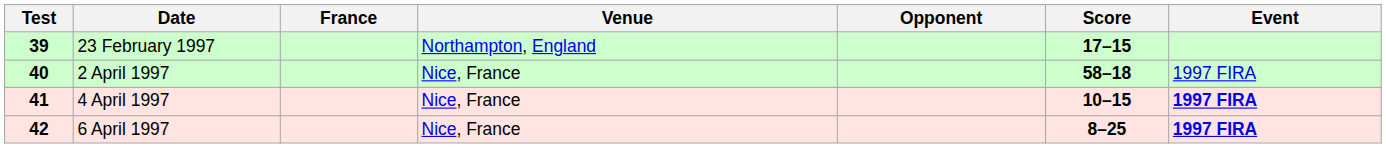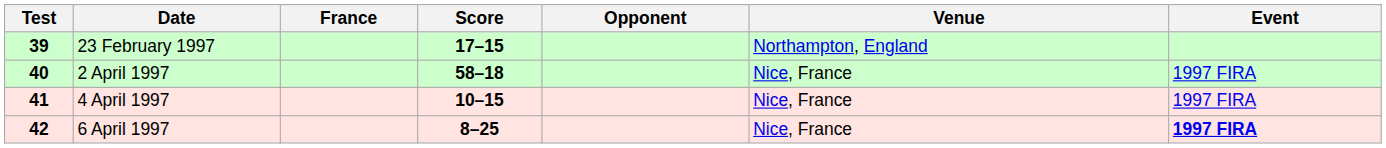columns swapped: (1107, 18) <-> (627, 18)
(1215, 101) bold -> (1215, 101) normal
